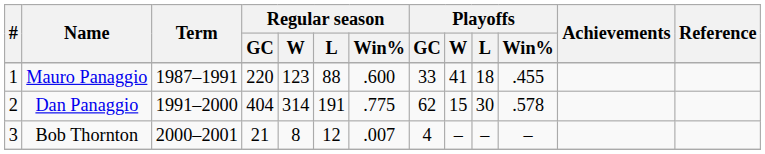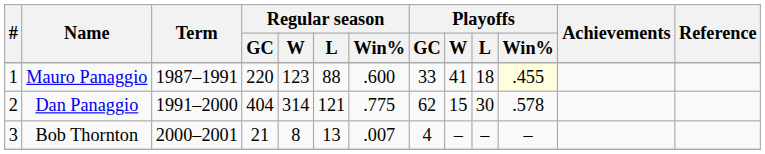(528, 76) no background -> (528, 76) lightyellow background
(331, 105) 191 -> (331, 105) 121
(331, 134) 12 -> (331, 134) 13
